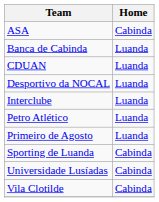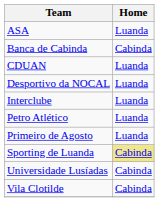(133, 30) Cabinda -> (132, 30) Luanda
(132, 48) Luanda -> (133, 48) Cabinda
(133, 153) no background -> (133, 153) khaki background
